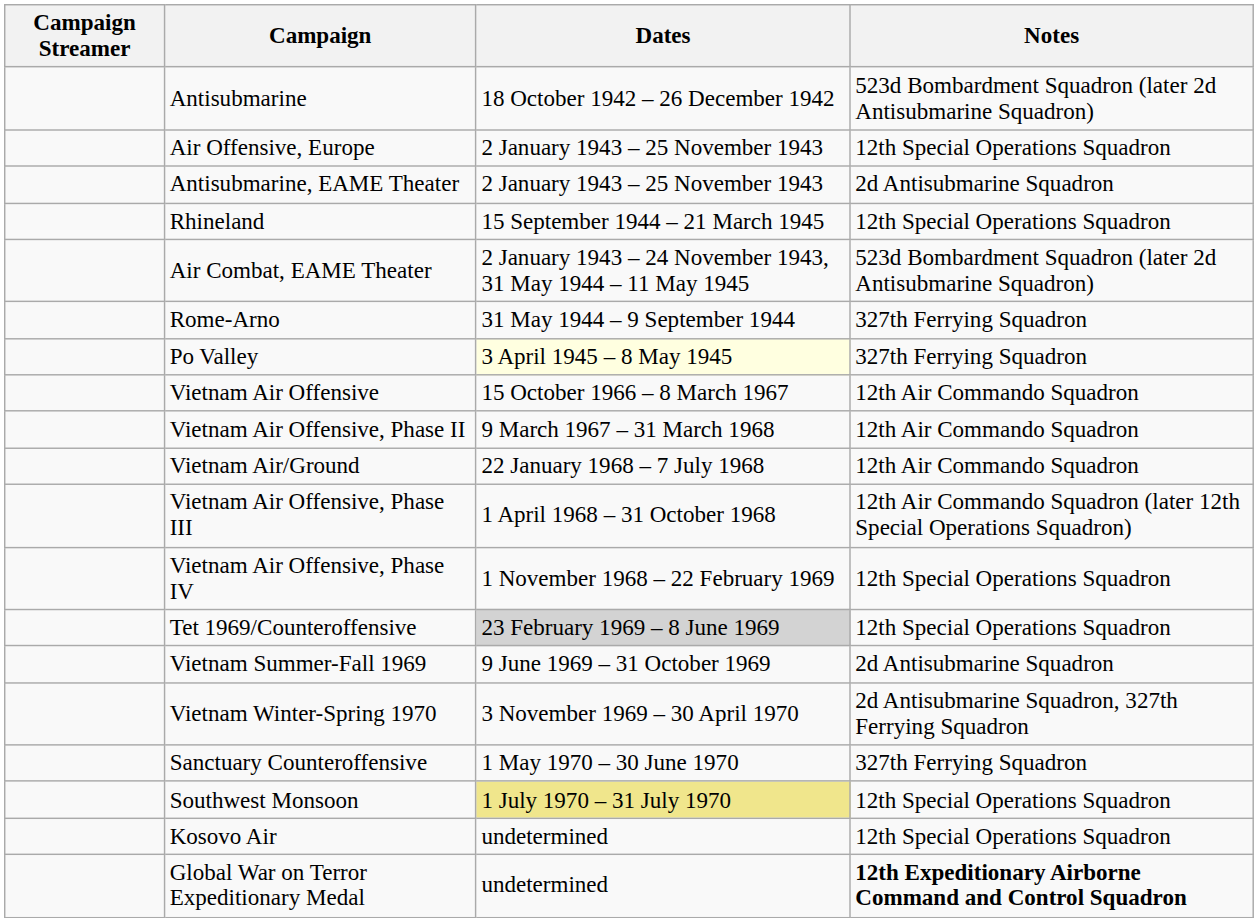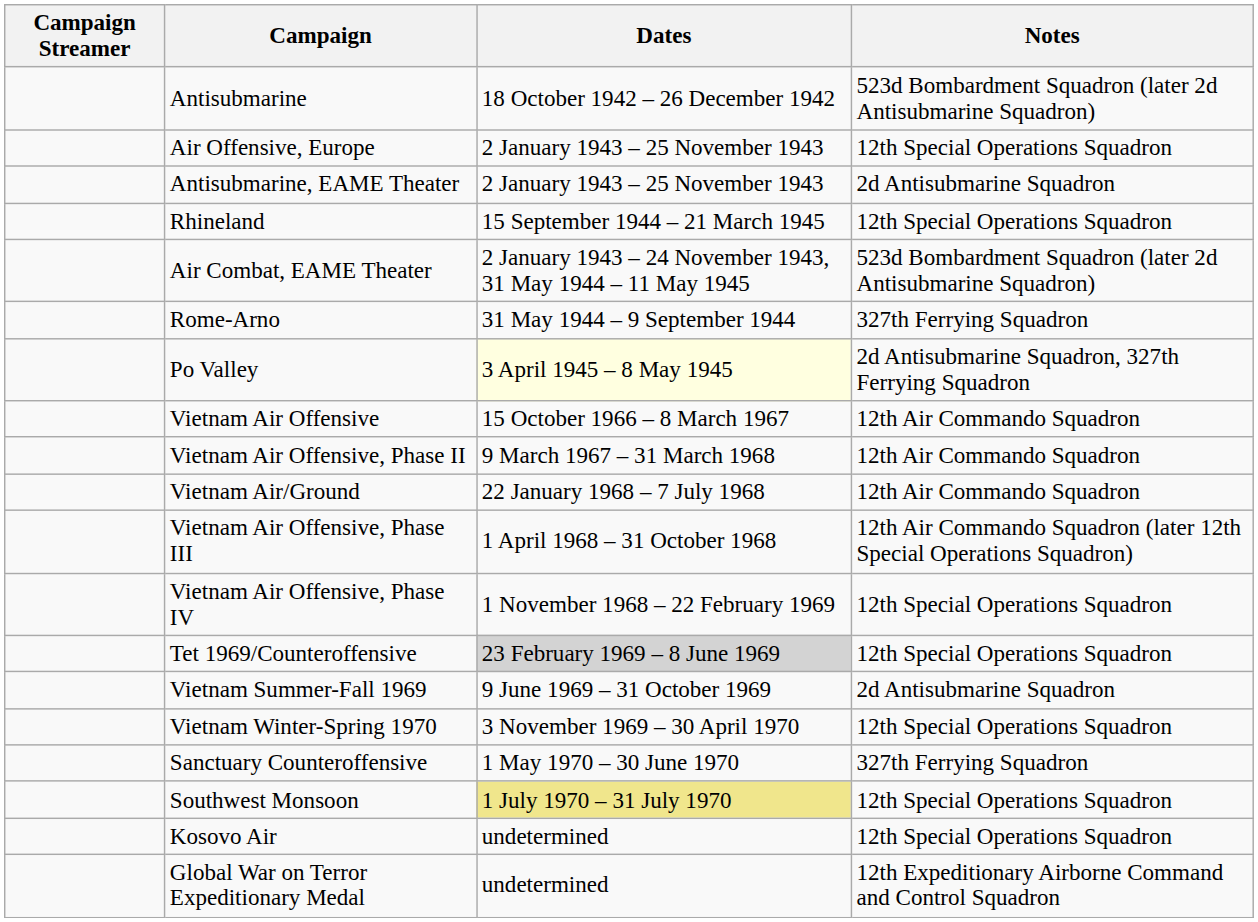(971, 356) 327th Ferrying Squadron -> (1018, 369) 2d Antisubmarine Squadron, 327th Ferrying Squadron
(1017, 713) 2d Antisubmarine Squadron, 327th Ferrying Squadron -> (1014, 726) 12th Special Operations Squadron
(1021, 885) bold -> (1040, 885) normal
